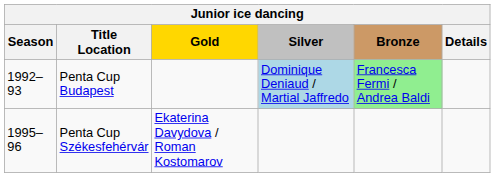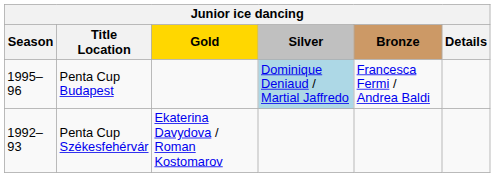(25, 84) 1992–93 -> (25, 84) 1995–96
(393, 84) lightgreen background -> (393, 84) no background
(25, 140) 1995–96 -> (25, 140) 1992–93
